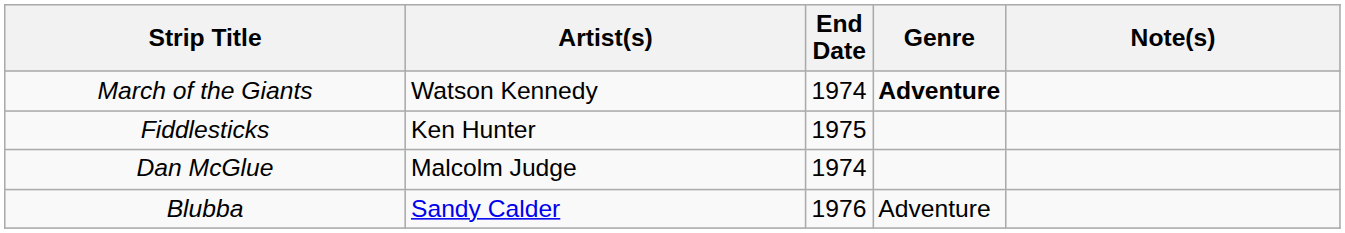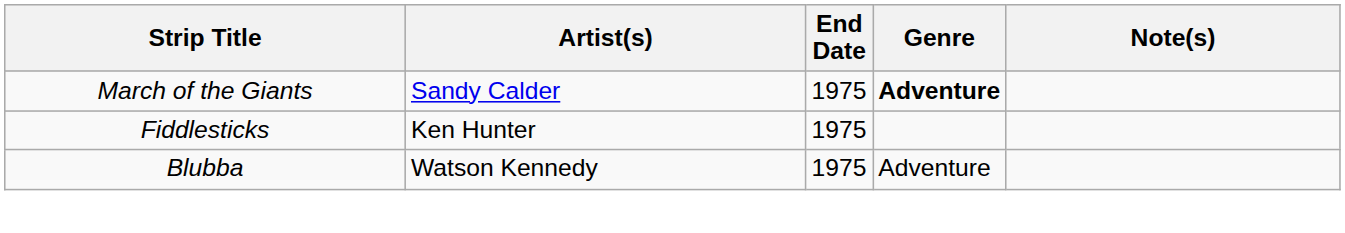(504, 90) Watson Kennedy -> (486, 90) Sandy Calder
(839, 90) 1974 -> (839, 90) 1975
- row: (205, 168)
(486, 208) Sandy Calder -> (504, 168) Watson Kennedy
(839, 208) 1976 -> (839, 168) 1975
